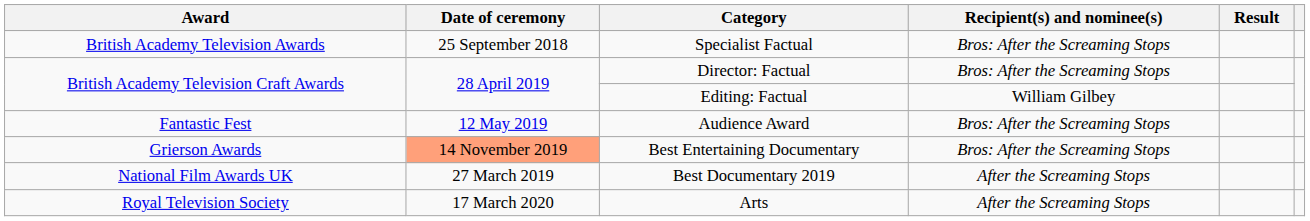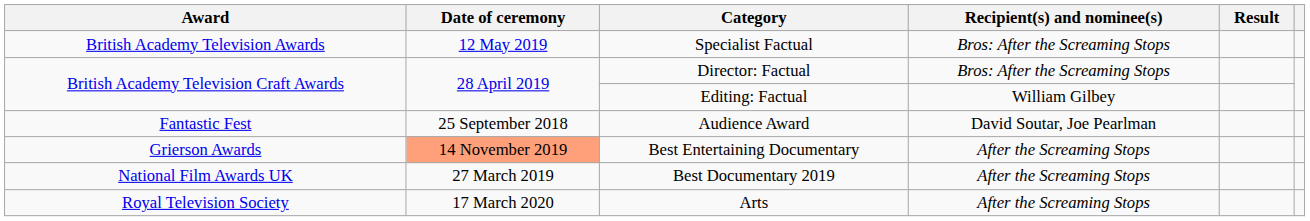(503, 44) 25 September 2018 -> (503, 44) 12 May 2019
(503, 123) 12 May 2019 -> (503, 123) 25 September 2018
(1064, 123) Bros: After the Screaming Stops -> (1064, 123) David Soutar, Joe Pearlman
(1064, 149) Bros: After the Screaming Stops -> (1064, 149) After the Screaming Stops
